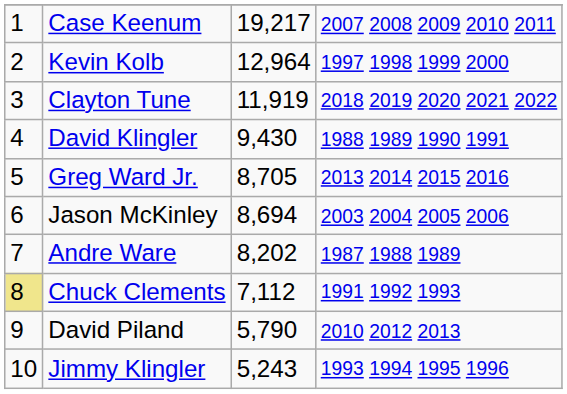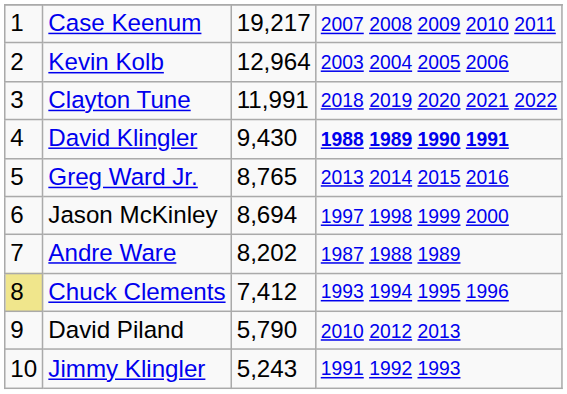(415, 62) 1997 1998 1999 2000 -> (415, 62) 2003 2004 2005 2006
(273, 100) 11,919 -> (273, 100) 11,991
(415, 139) normal -> (415, 139) bold
(267, 176) 8,705 -> (267, 176) 8,765
(415, 215) 2003 2004 2005 2006 -> (415, 215) 1997 1998 1999 2000
(266, 291) 7,112 -> (267, 291) 7,412
(391, 292) 1991 1992 1993 -> (415, 292) 1993 1994 1995 1996
(415, 369) 1993 1994 1995 1996 -> (391, 369) 1991 1992 1993
